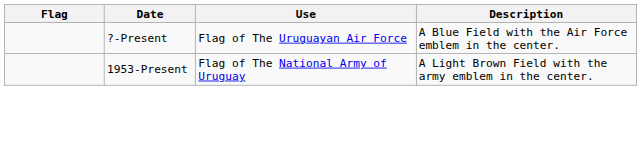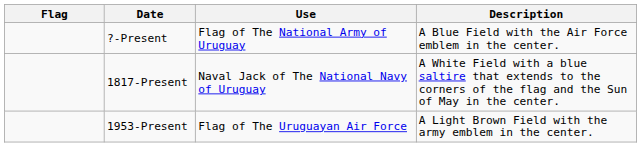(303, 38) Flag of The Uruguayan Air Force -> (293, 38) Flag of The National Army of Uruguay
+ row: (147, 82)
(293, 69) Flag of The National Army of Uruguay -> (303, 126) Flag of The Uruguayan Air Force
